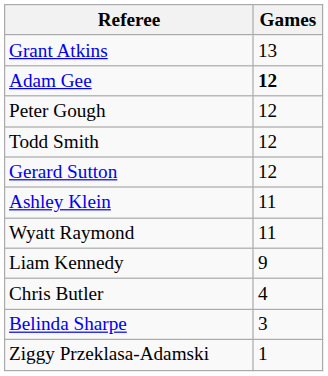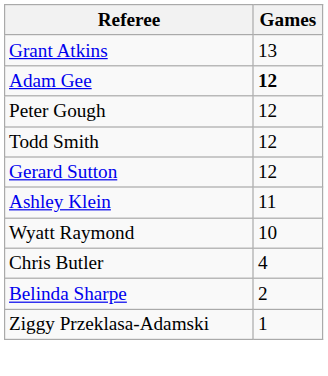(267, 232) 11 -> (267, 232) 10
- row: (66, 263)
(263, 324) 3 -> (263, 293) 2
